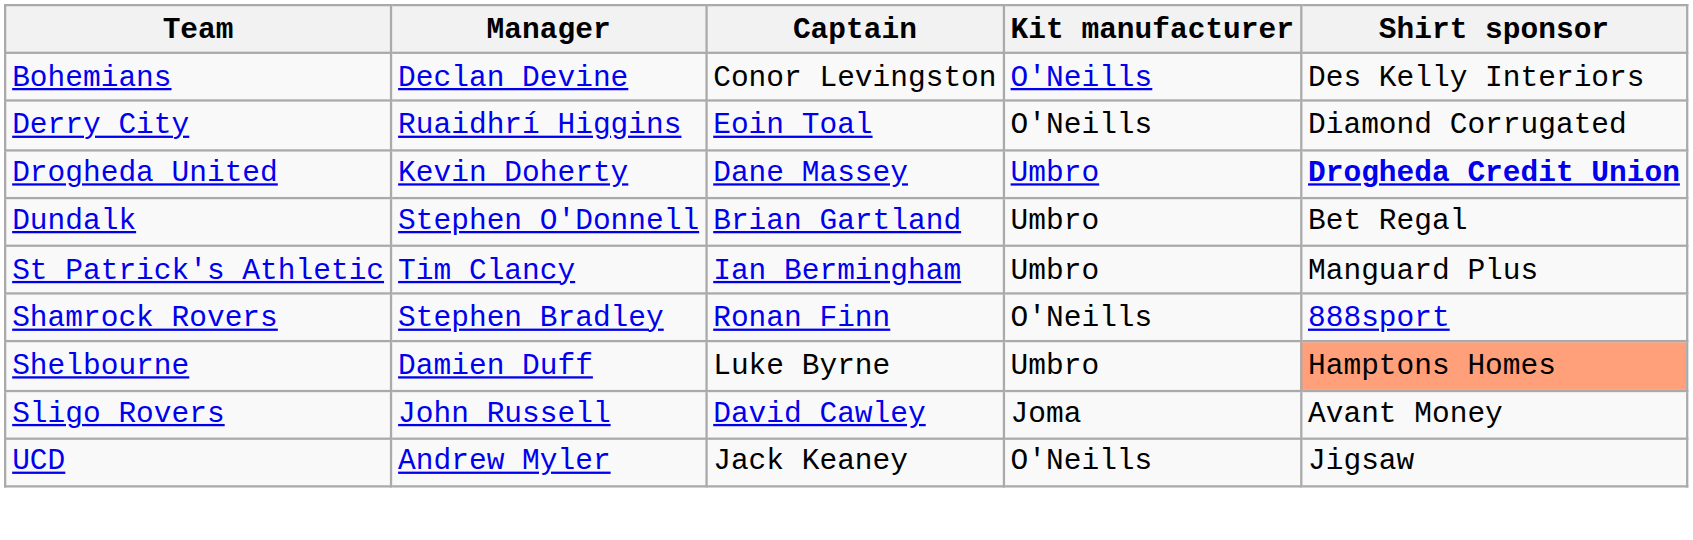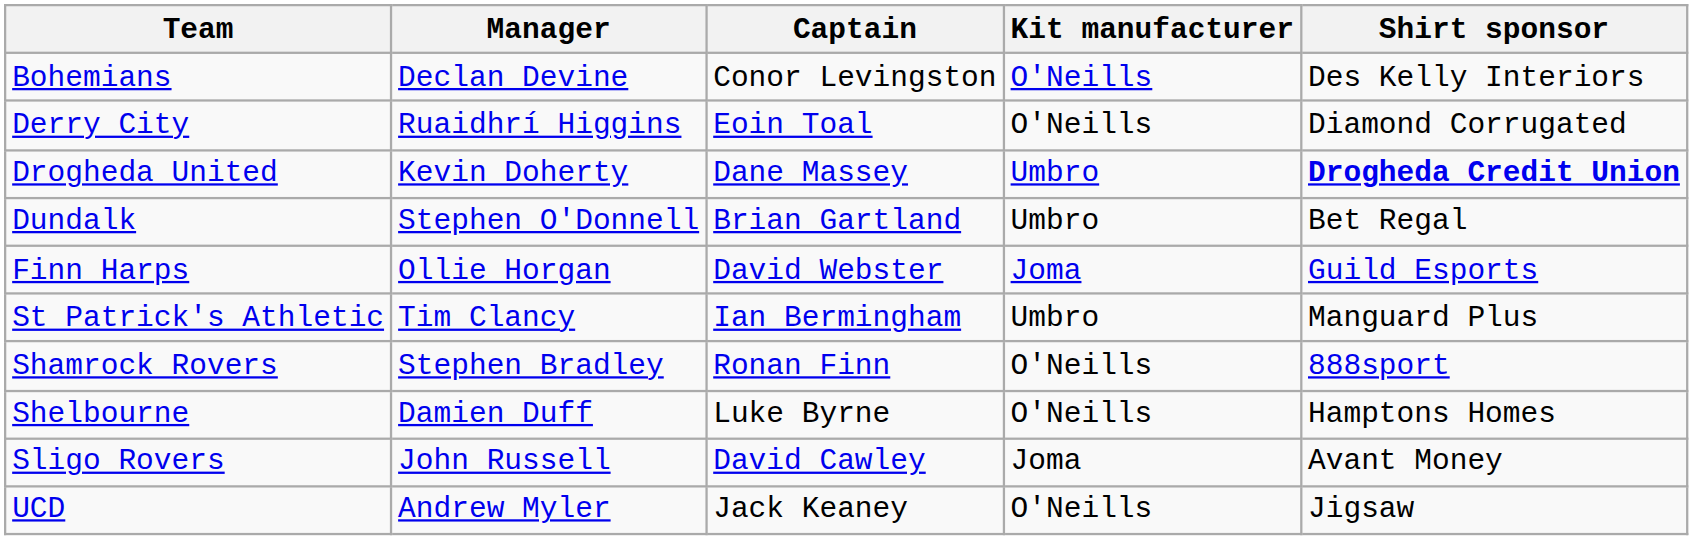+ row: (101, 270)
(1055, 366) Umbro -> (1081, 414) O'Neills
(1432, 366) lightsalmon background -> (1432, 414) no background
